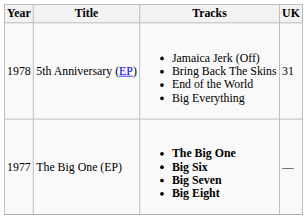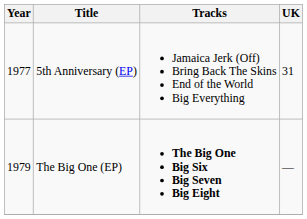(19, 71) 1978 -> (19, 71) 1977
(19, 166) 1977 -> (19, 166) 1979
